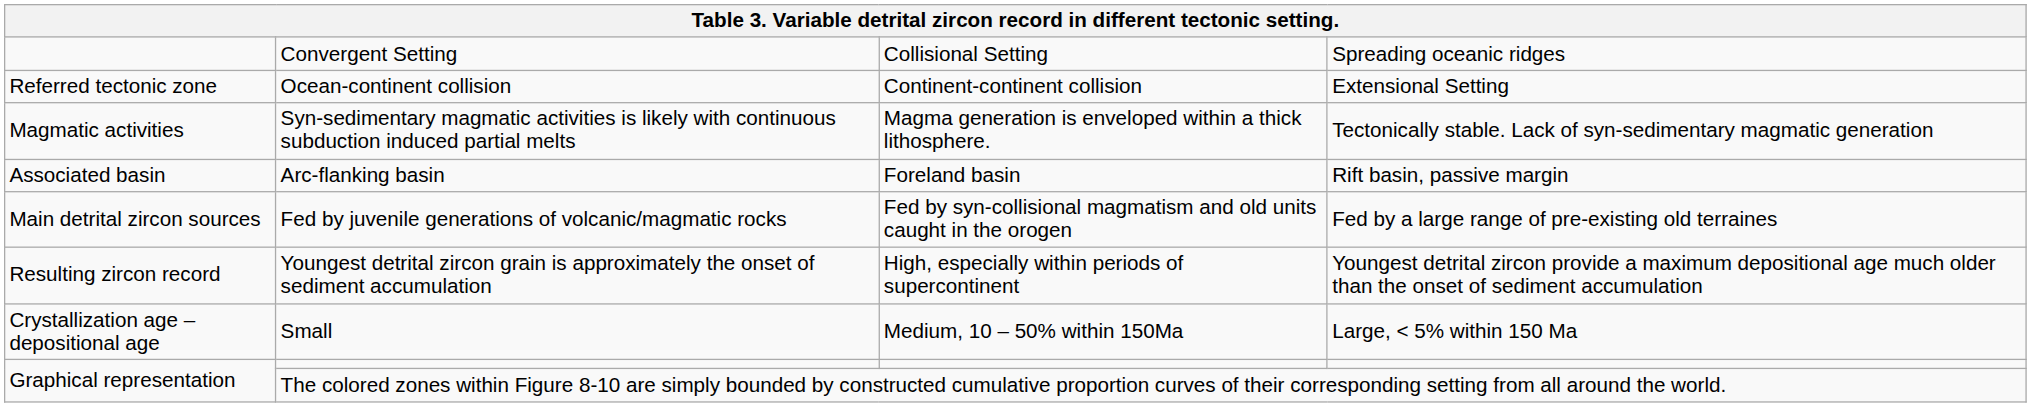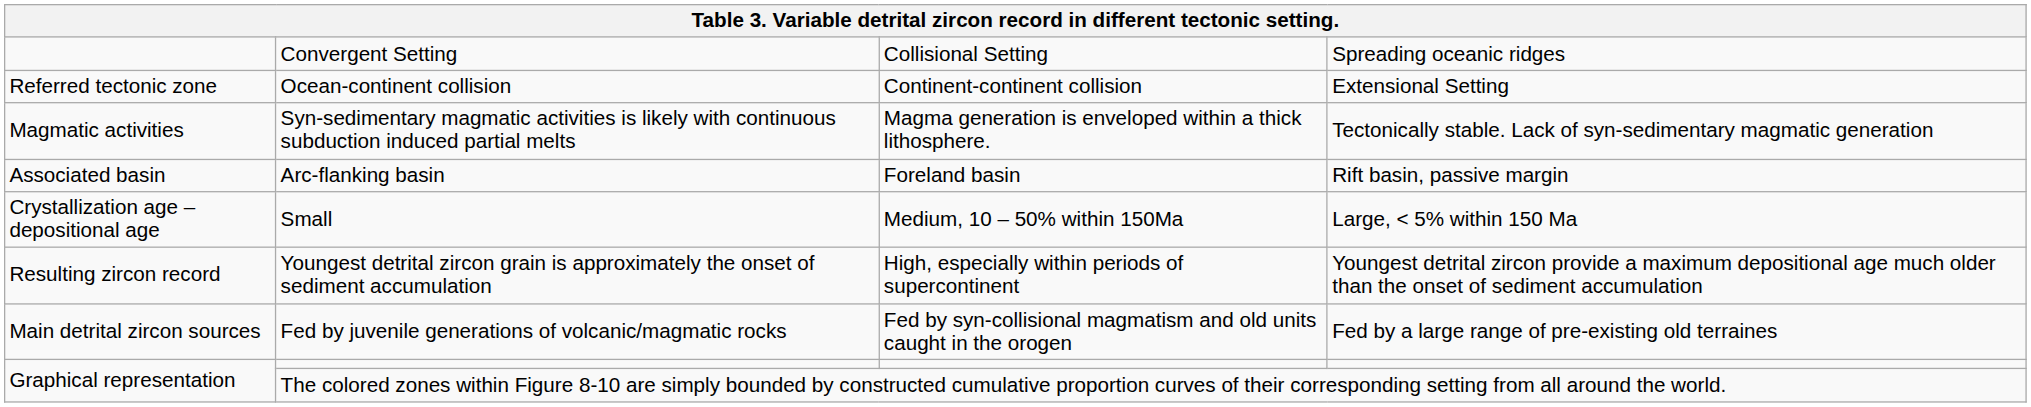rows swapped: (534, 219) <-> (306, 331)
